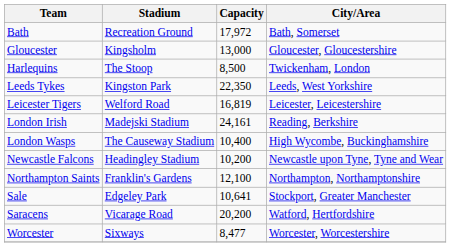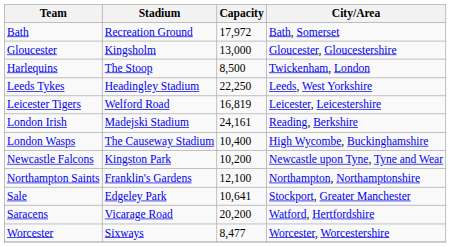(138, 86) Kingston Park -> (152, 86) Headingley Stadium
(235, 86) 22,350 -> (235, 86) 22,250
(152, 159) Headingley Stadium -> (138, 159) Kingston Park
